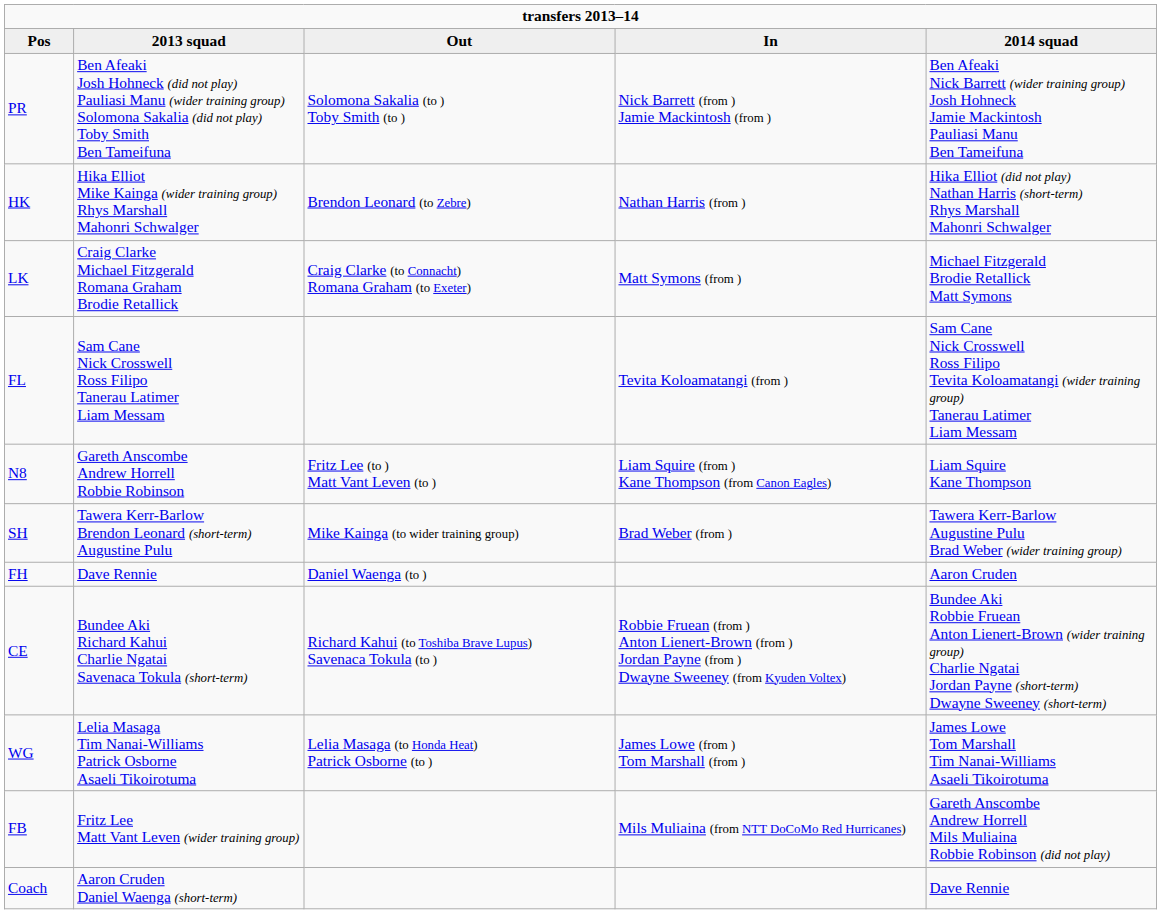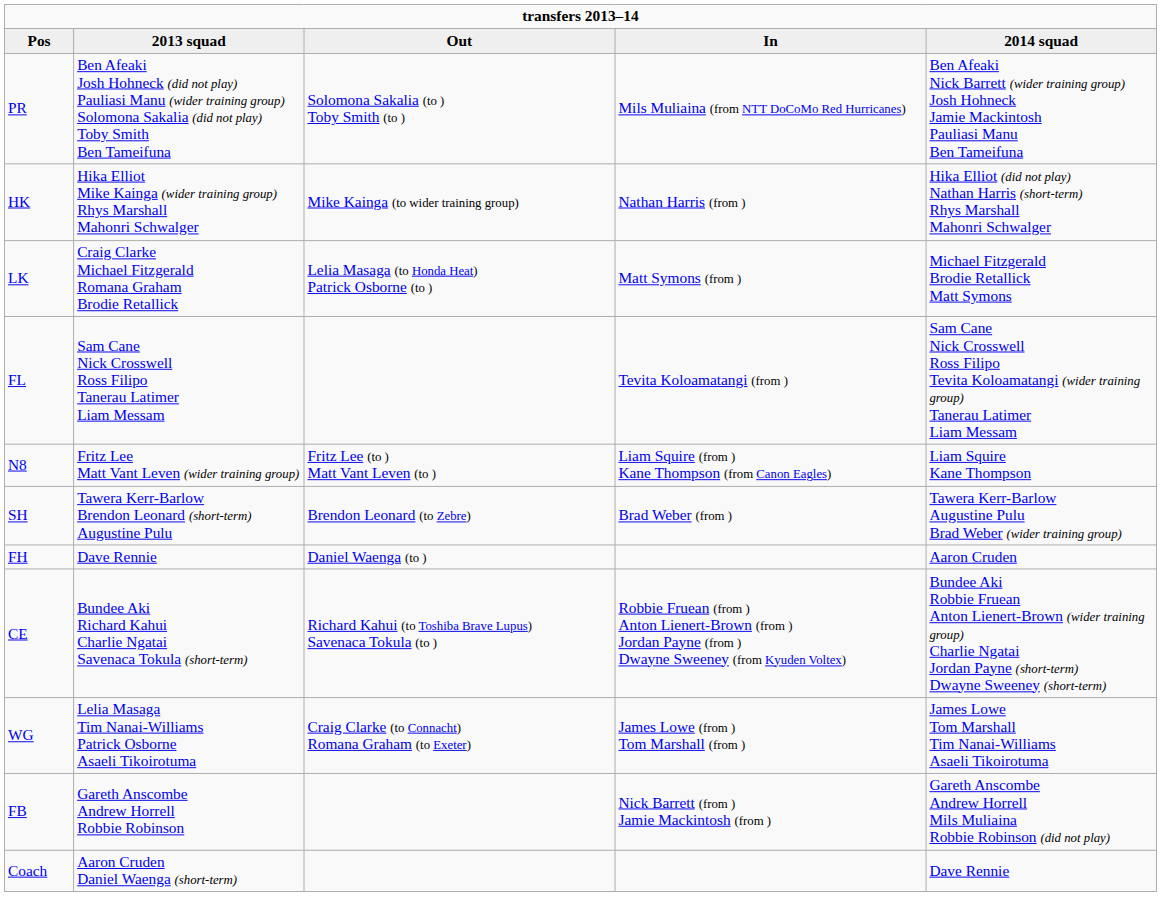(695, 108) Nick Barrett (from ) Jamie Mackintosh (from ) -> (762, 108) Mils Muliaina (from NTT DoCoMo Red Hurricanes)
(389, 202) Brendon Leonard (to Zebre) -> (413, 202) Mike Kainga (to wider training group)
(389, 278) Craig Clarke (to Connacht) Romana Graham (to Exeter) -> (393, 278) Lelia Masaga (to Honda Heat) Patrick Osborne (to )
(132, 473) Gareth Anscombe Andrew Horrell Robbie Robinson -> (188, 465) Fritz Lee Matt Vant Leven (wider training group)
(413, 532) Mike Kainga (to wider training group) -> (389, 515) Brendon Leonard (to Zebre)
(393, 752) Lelia Masaga (to Honda Heat) Patrick Osborne (to ) -> (389, 735) Craig Clarke (to Connacht) Romana Graham (to Exeter)
(188, 828) Fritz Lee Matt Vant Leven (wider training group) -> (132, 811) Gareth Anscombe Andrew Horrell Robbie Robinson
(762, 828) Mils Muliaina (from NTT DoCoMo Red Hurricanes) -> (695, 811) Nick Barrett (from ) Jamie Mackintosh (from )
